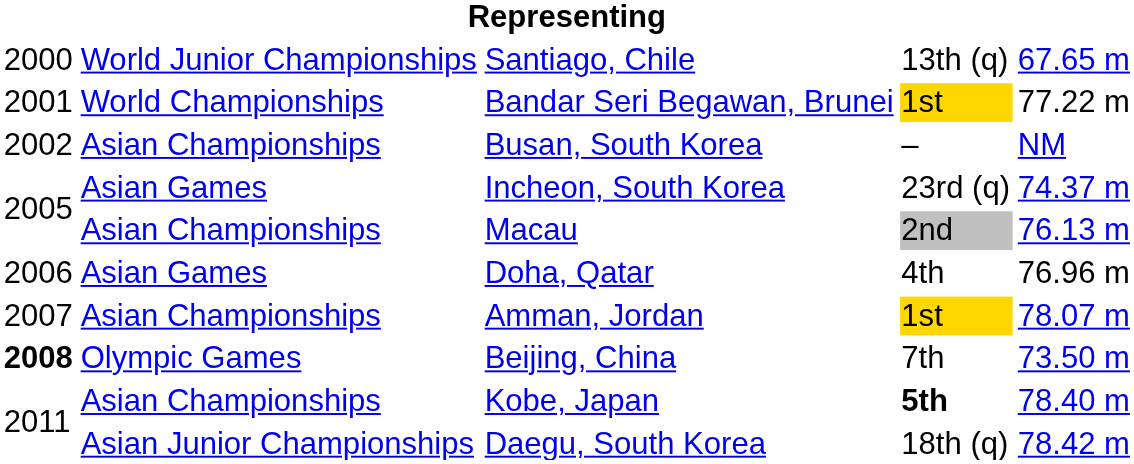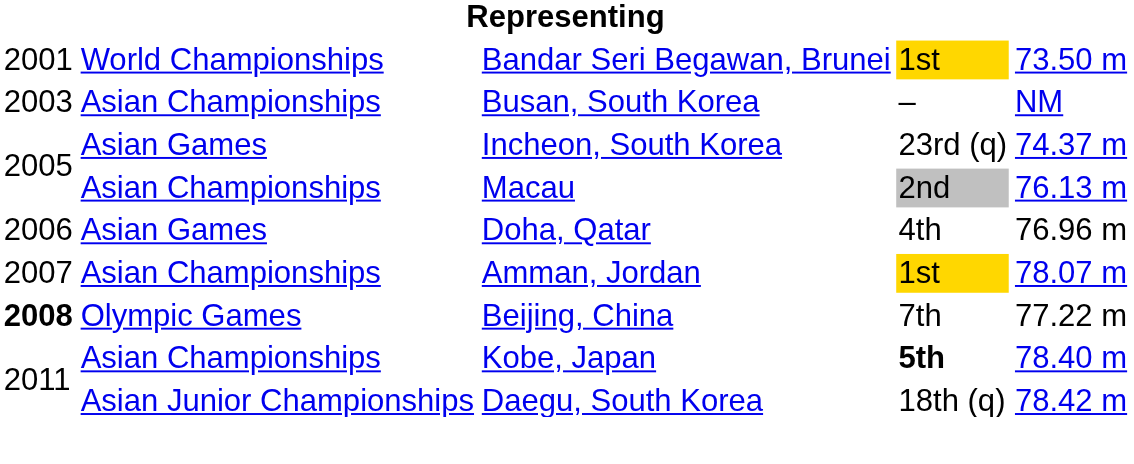- row: (590, 59)
(1074, 102) 77.22 m -> (1071, 59) 73.50 m
(38, 144) 2002 -> (38, 102) 2003
(1074, 358) 73.50 m -> (1071, 315) 77.22 m
